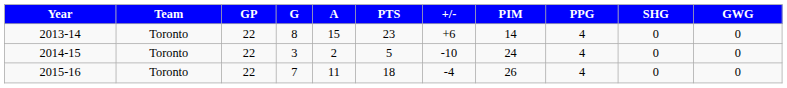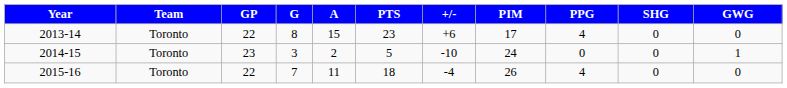(511, 33) 14 -> (511, 33) 17
(249, 53) 22 -> (249, 53) 23
(582, 53) 4 -> (582, 53) 0
(738, 53) 0 -> (738, 53) 1
